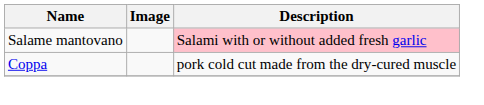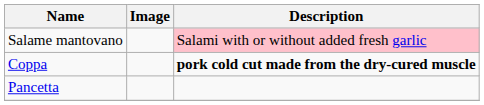(316, 64) normal -> (326, 64) bold
+ row: (33, 87)
